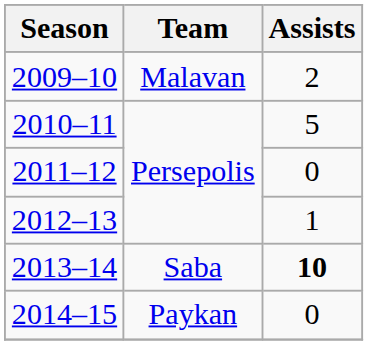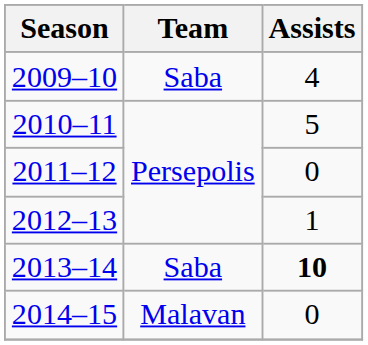(193, 76) Malavan -> (193, 76) Saba
(312, 76) 2 -> (312, 76) 4
(193, 314) Paykan -> (193, 314) Malavan
